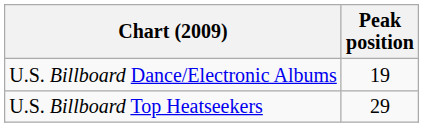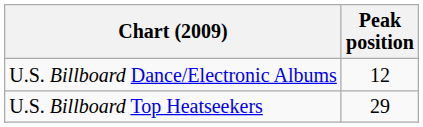(380, 74) 19 -> (380, 74) 12
